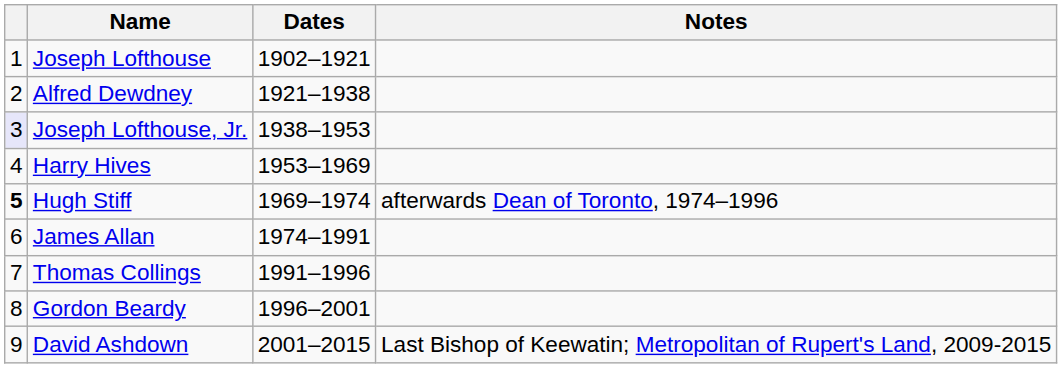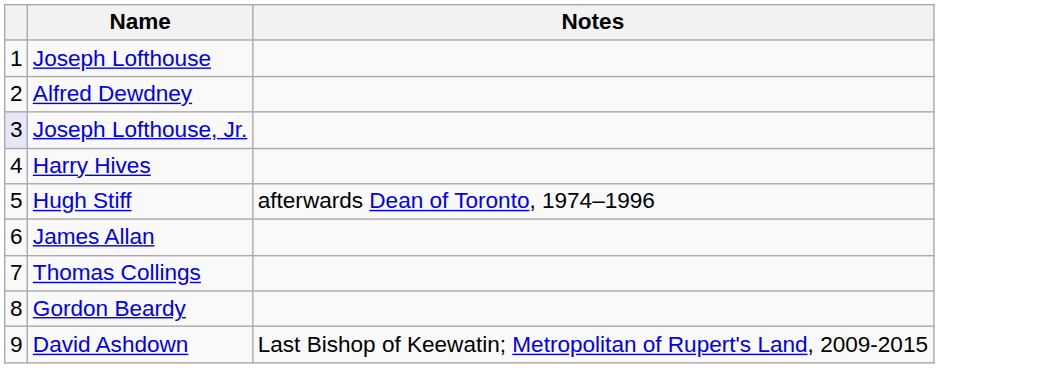- column: (314, 22)
(16, 201) bold -> (16, 201) normal
